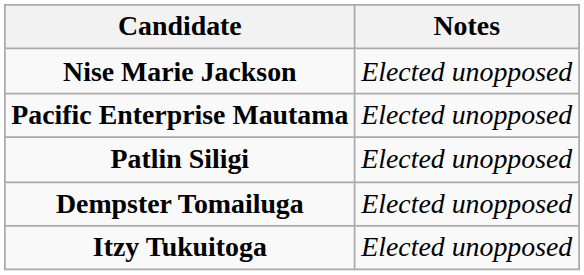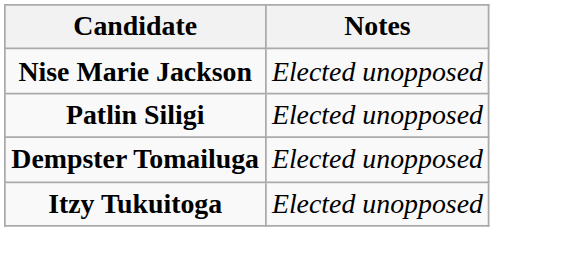- row: (180, 114)
